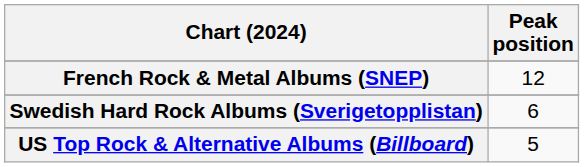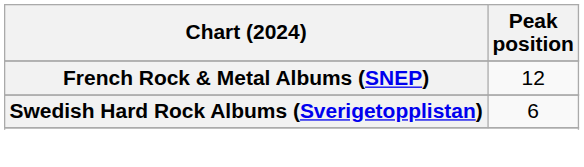- row: (246, 144)
